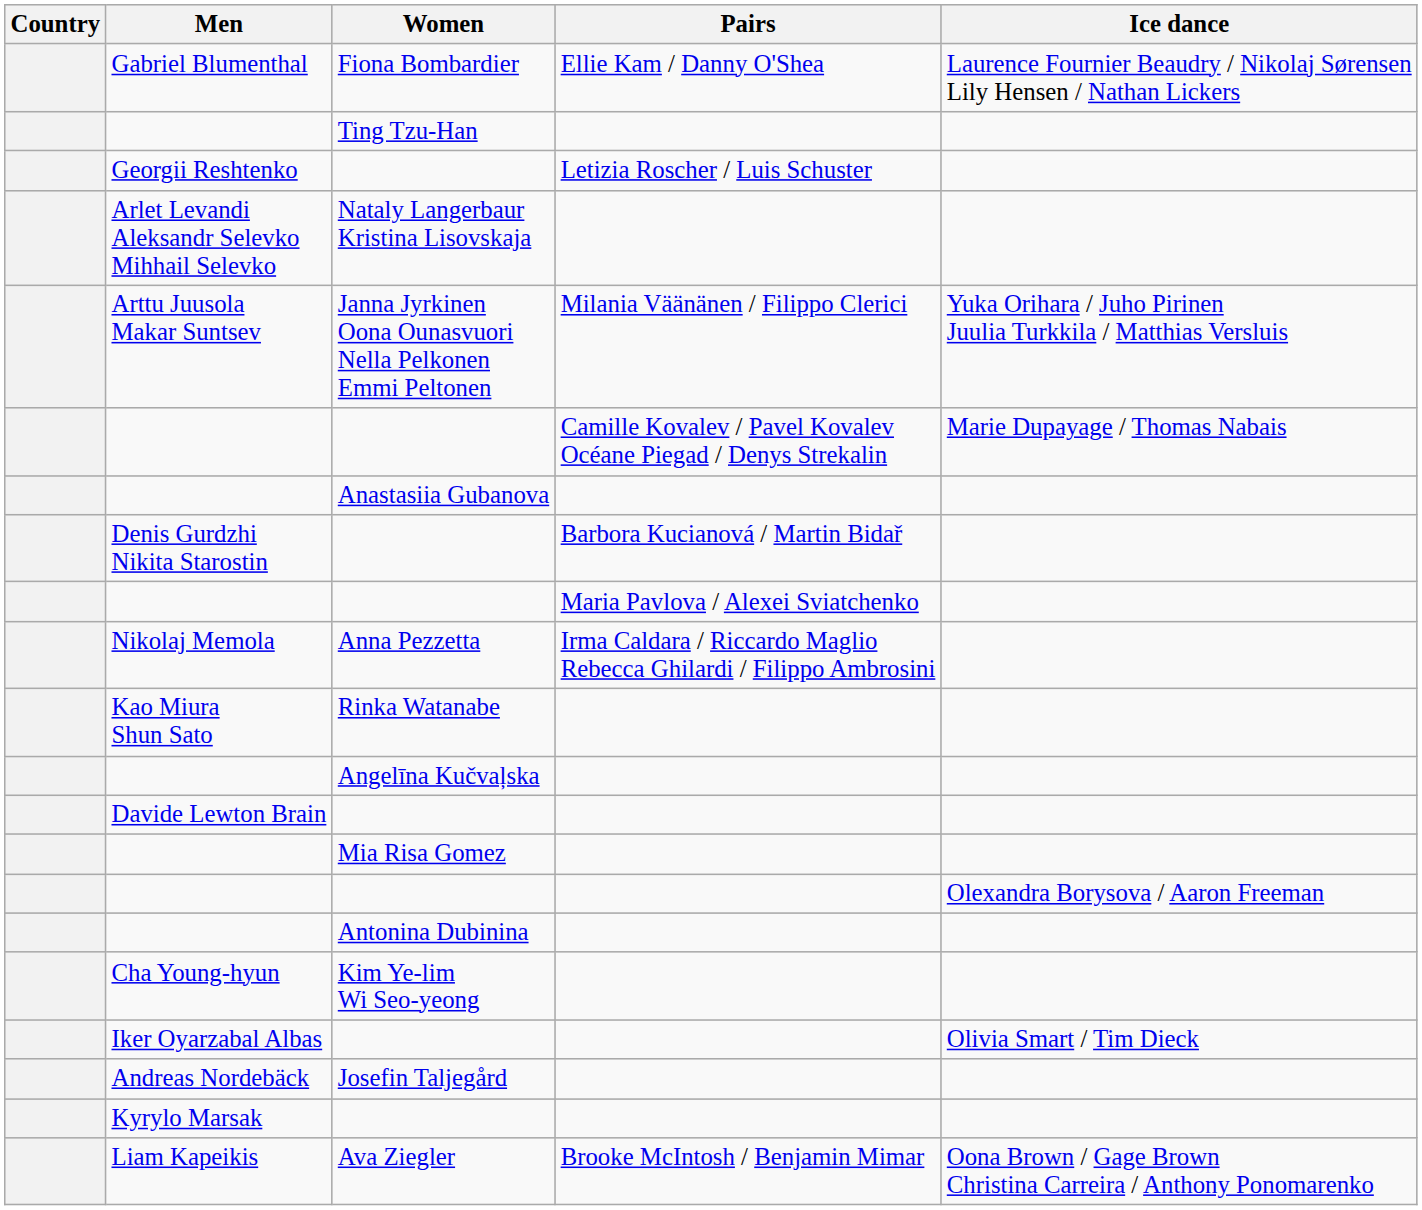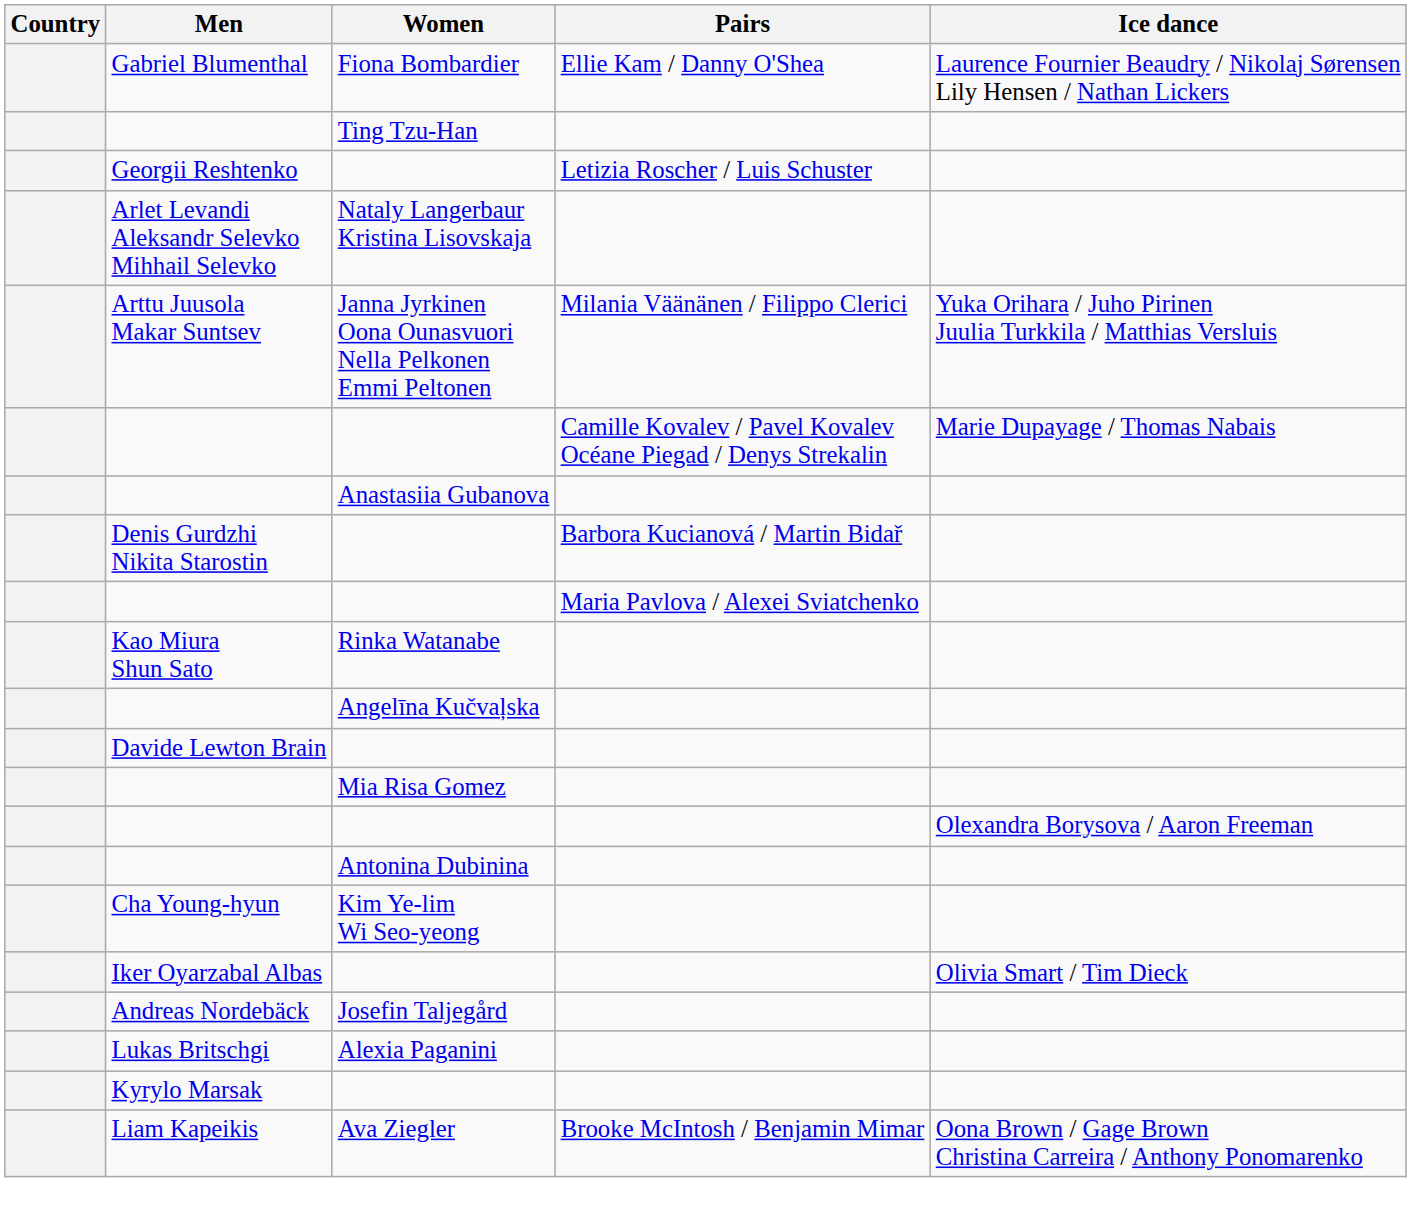- row: (193, 640)
+ row: (190, 1050)
